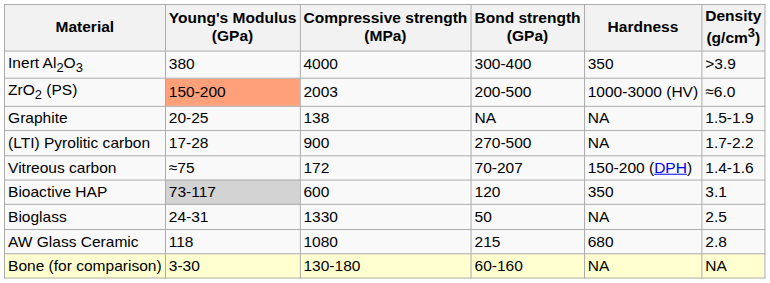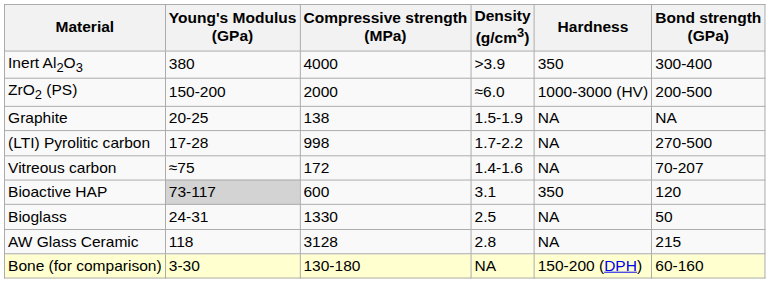columns swapped: (528, 27) <-> (733, 27)
(197, 92) lightsalmon background -> (197, 92) no background
(321, 92) 2003 -> (321, 92) 2000
(316, 143) 900 -> (316, 143) 998
(640, 167) 150-200 (DPH) -> (548, 167) NA
(321, 241) 1080 -> (321, 241) 3128
(601, 241) 680 -> (548, 241) NA
(598, 266) NA -> (590, 266) 150-200 (DPH)
